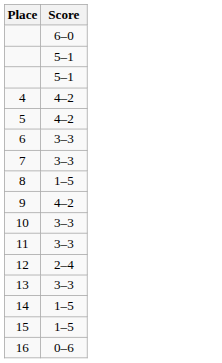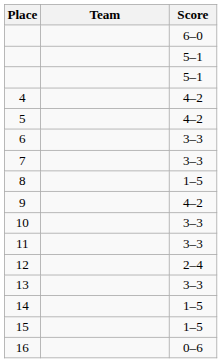+ column: (105, 14)
